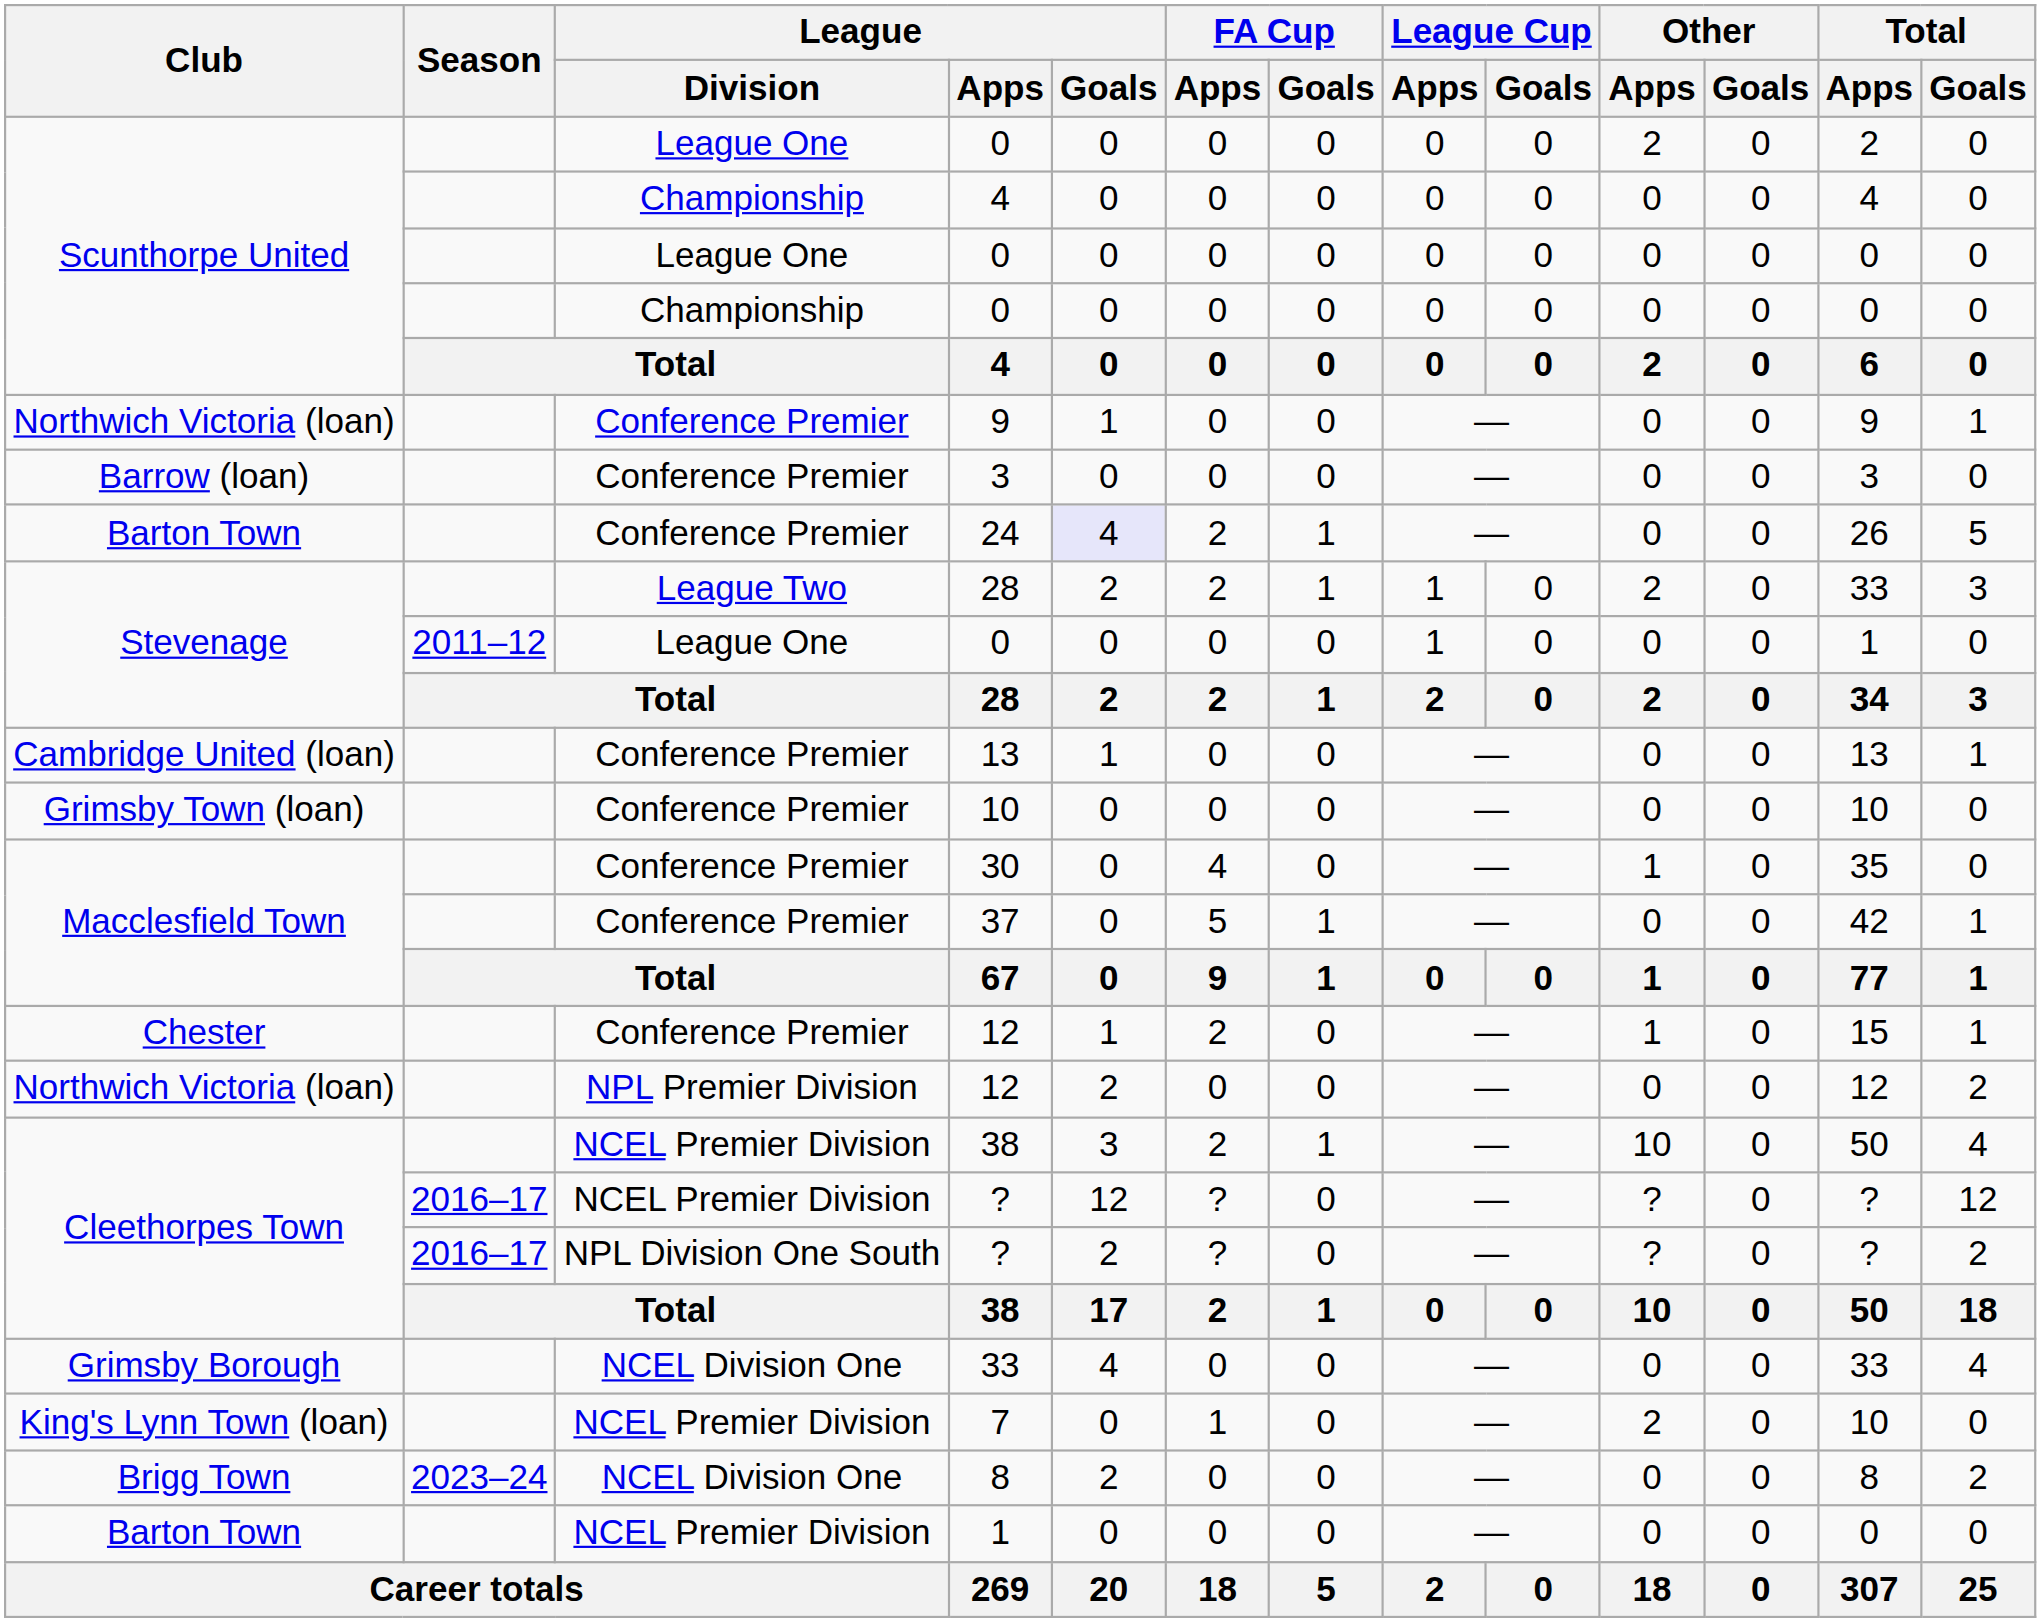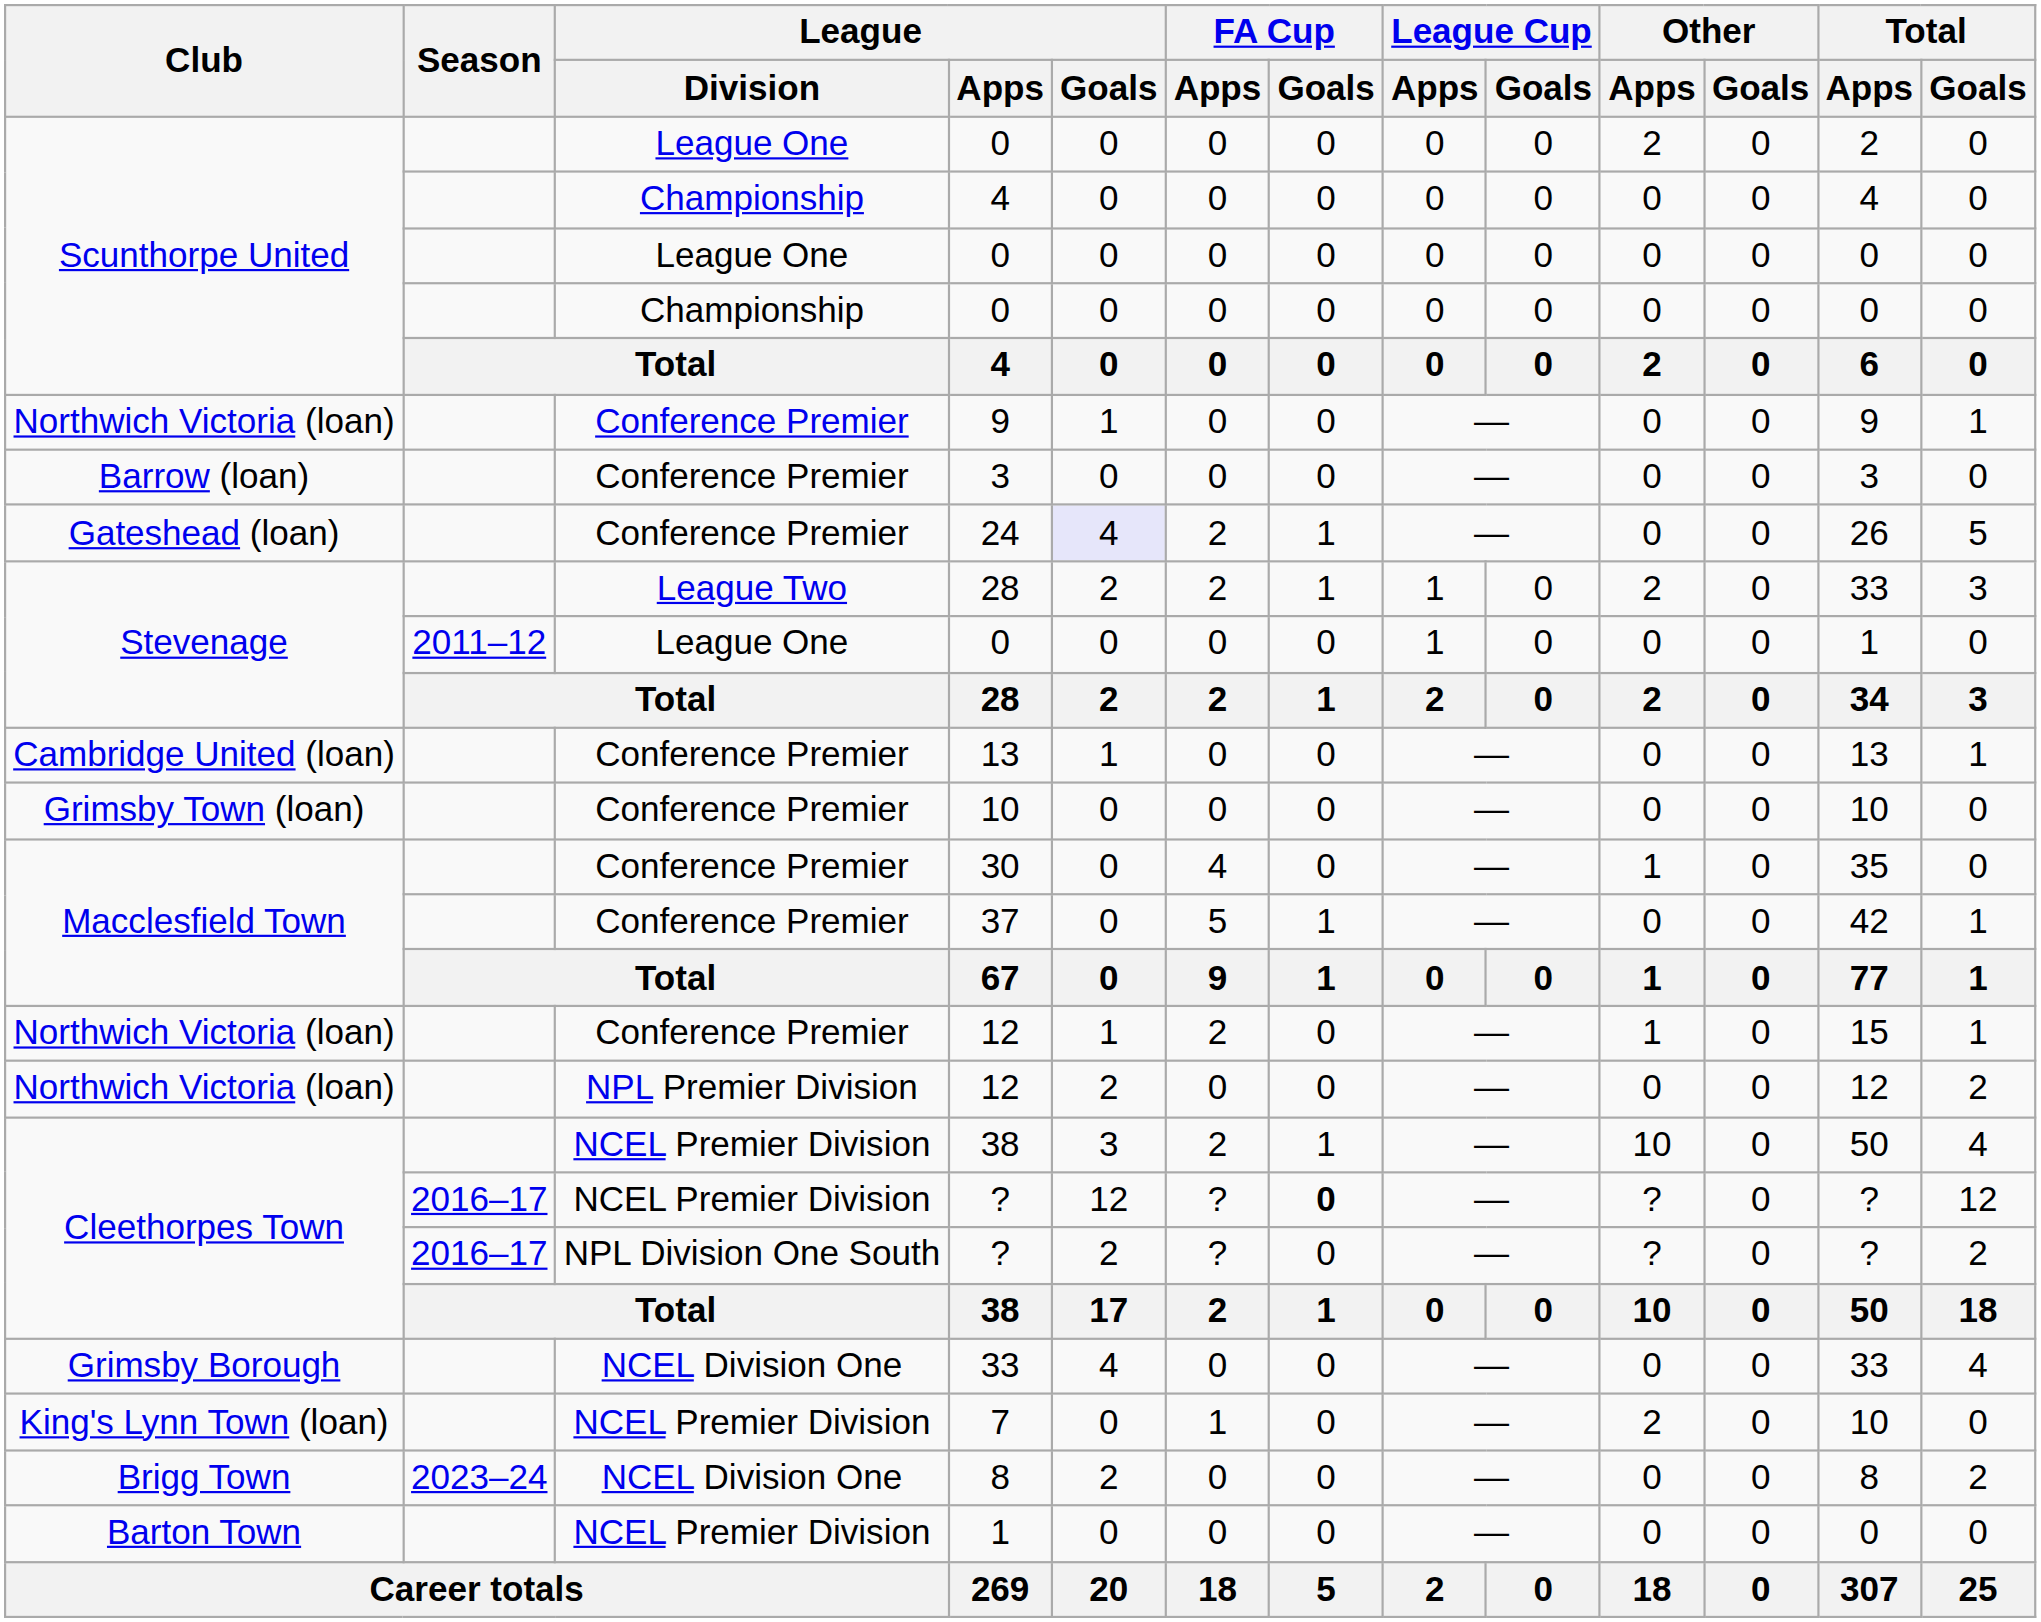(204, 532) Barton Town -> (204, 532) Gateshead (loan)
(204, 1032) Chester -> (204, 1032) Northwich Victoria (loan)
(1326, 1199) normal -> (1326, 1199) bold
